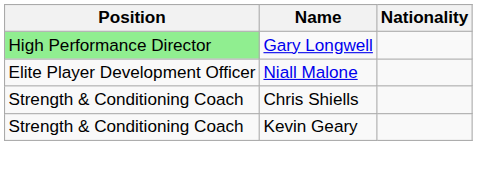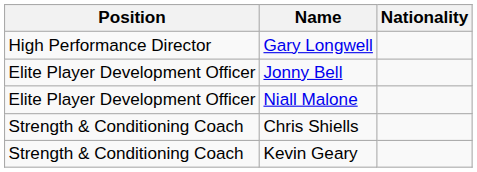(110, 45) lightgreen background -> (110, 45) no background
+ row: (303, 72)
